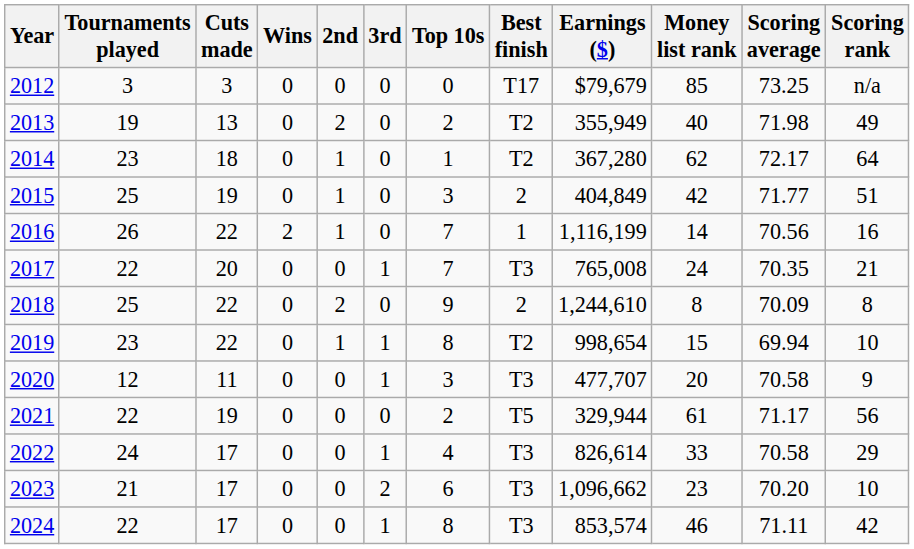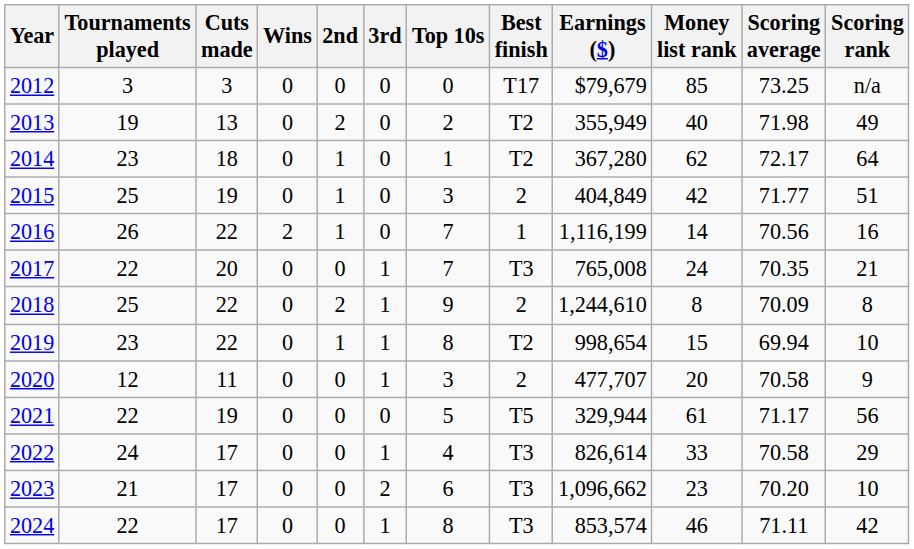(385, 305) 0 -> (385, 305) 1
(521, 378) T3 -> (521, 378) 2
(448, 415) 2 -> (448, 415) 5
